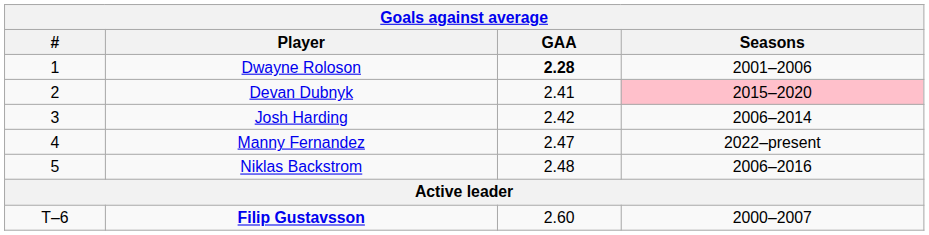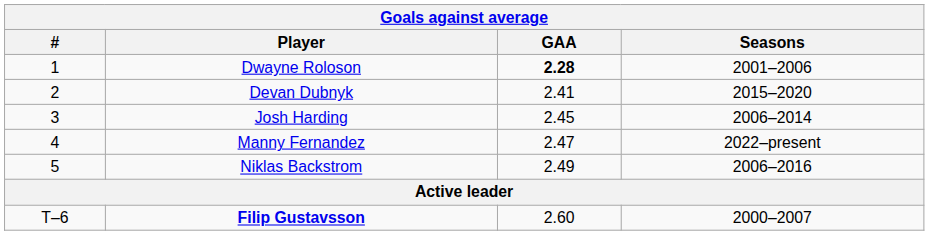(772, 92) pink background -> (772, 92) no background
(559, 117) 2.42 -> (559, 117) 2.45
(559, 167) 2.48 -> (559, 167) 2.49
